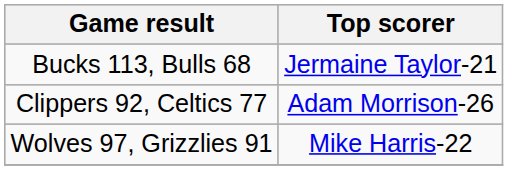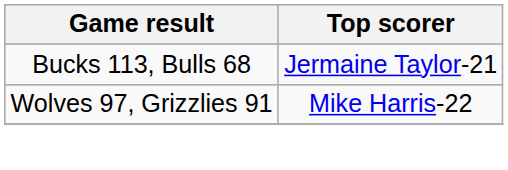- row: (142, 104)
